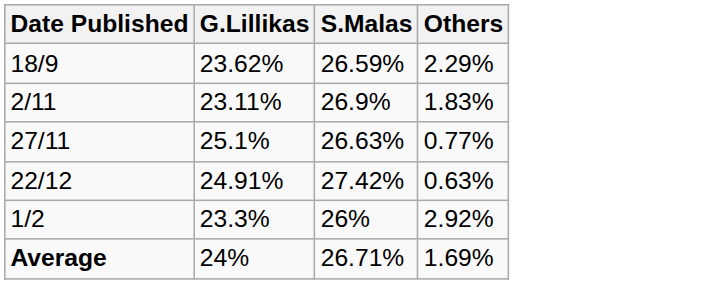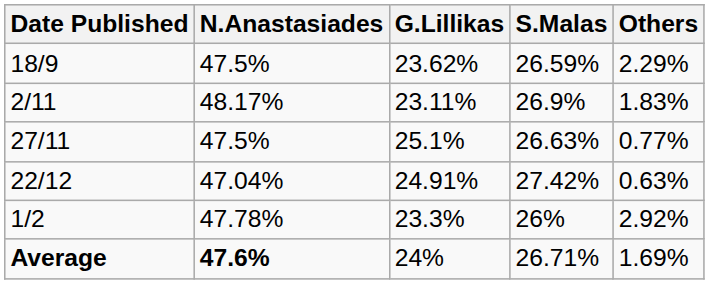+ column: (292, 24)
